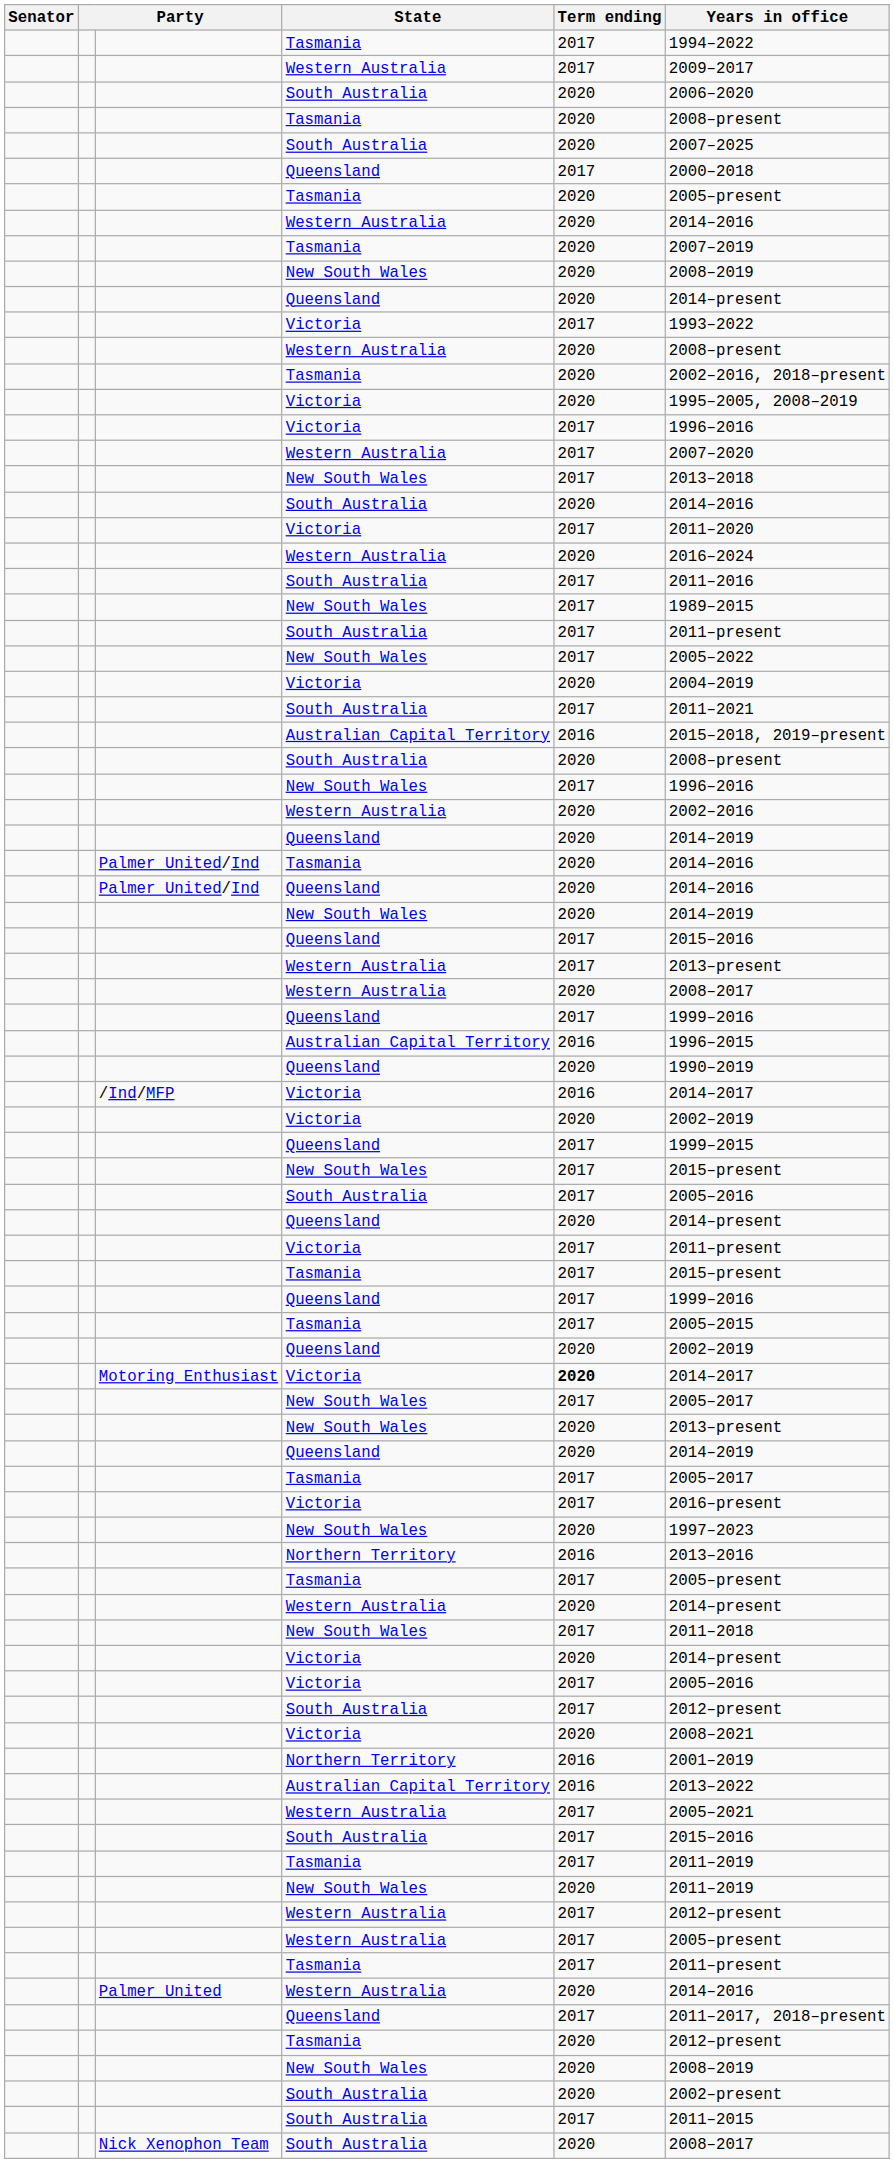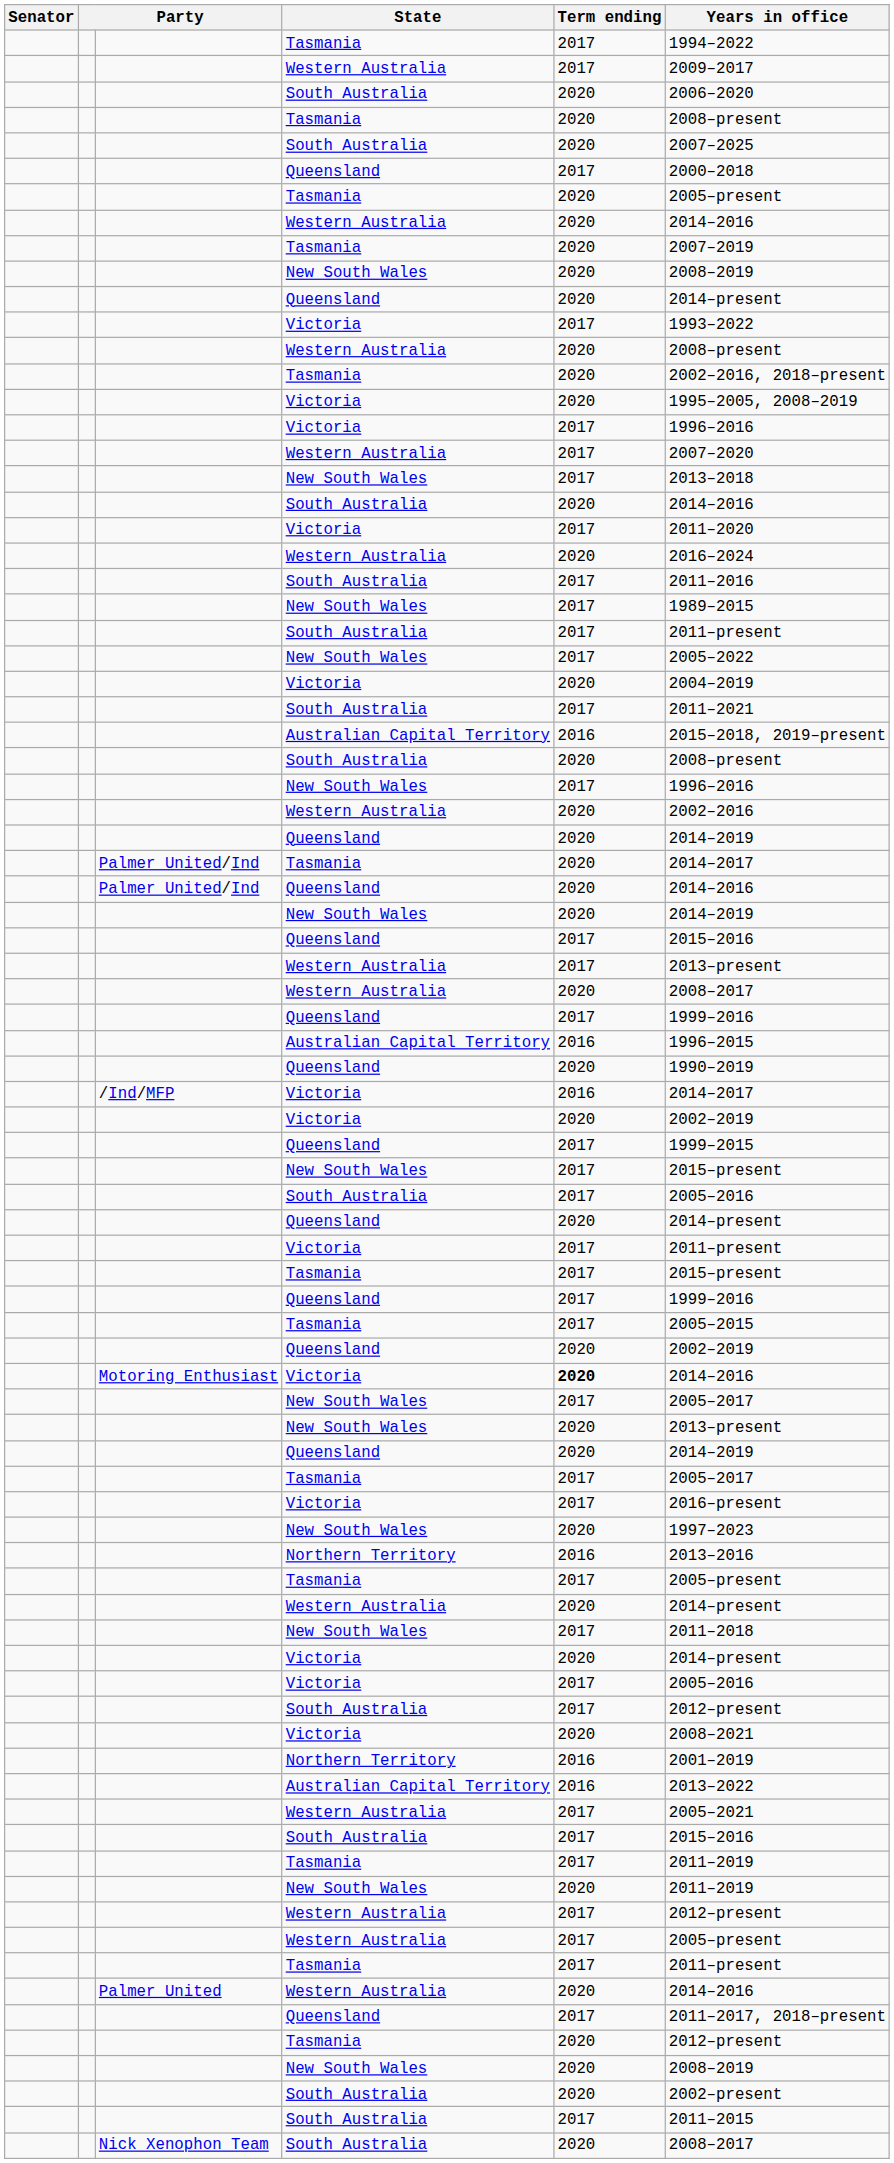(711, 863) 2014–2016 -> (711, 863) 2014–2017
(711, 1376) 2014–2017 -> (711, 1376) 2014–2016
